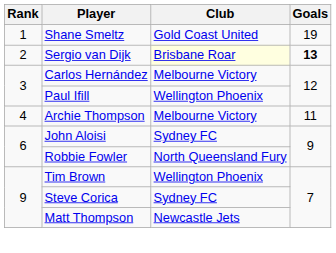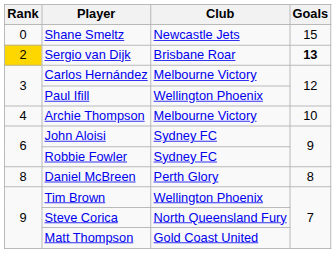(23, 34) 1 -> (23, 34) 0
(206, 34) Gold Coast United -> (197, 34) Newcastle Jets
(310, 34) 19 -> (310, 34) 15
(23, 55) no background -> (23, 55) gold background
(195, 55) lightyellow background -> (195, 55) no background
(310, 116) 11 -> (310, 116) 10
(220, 156) North Queensland Fury -> (185, 156) Sydney FC
+ row: (90, 177)
(185, 197) Sydney FC -> (220, 217) North Queensland Fury
(197, 217) Newcastle Jets -> (206, 237) Gold Coast United
